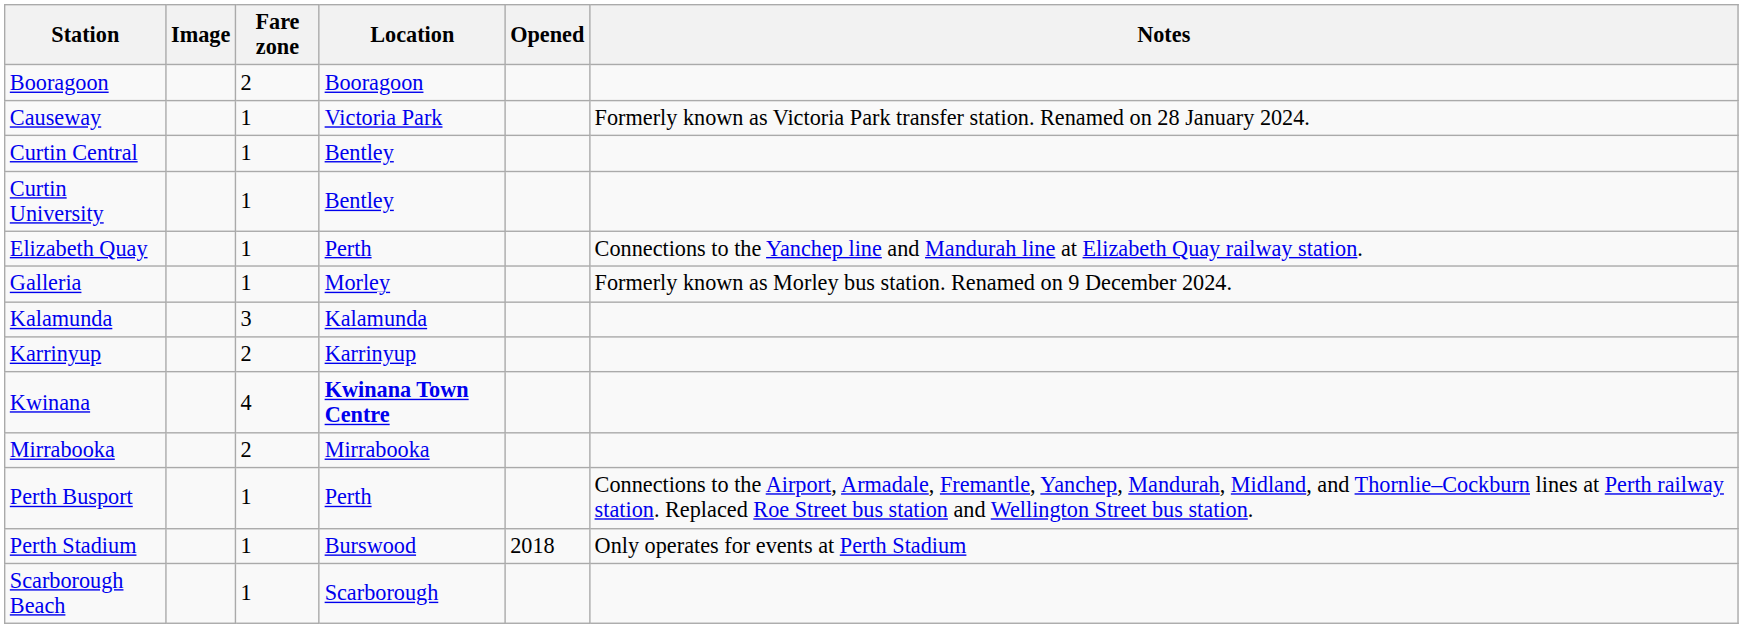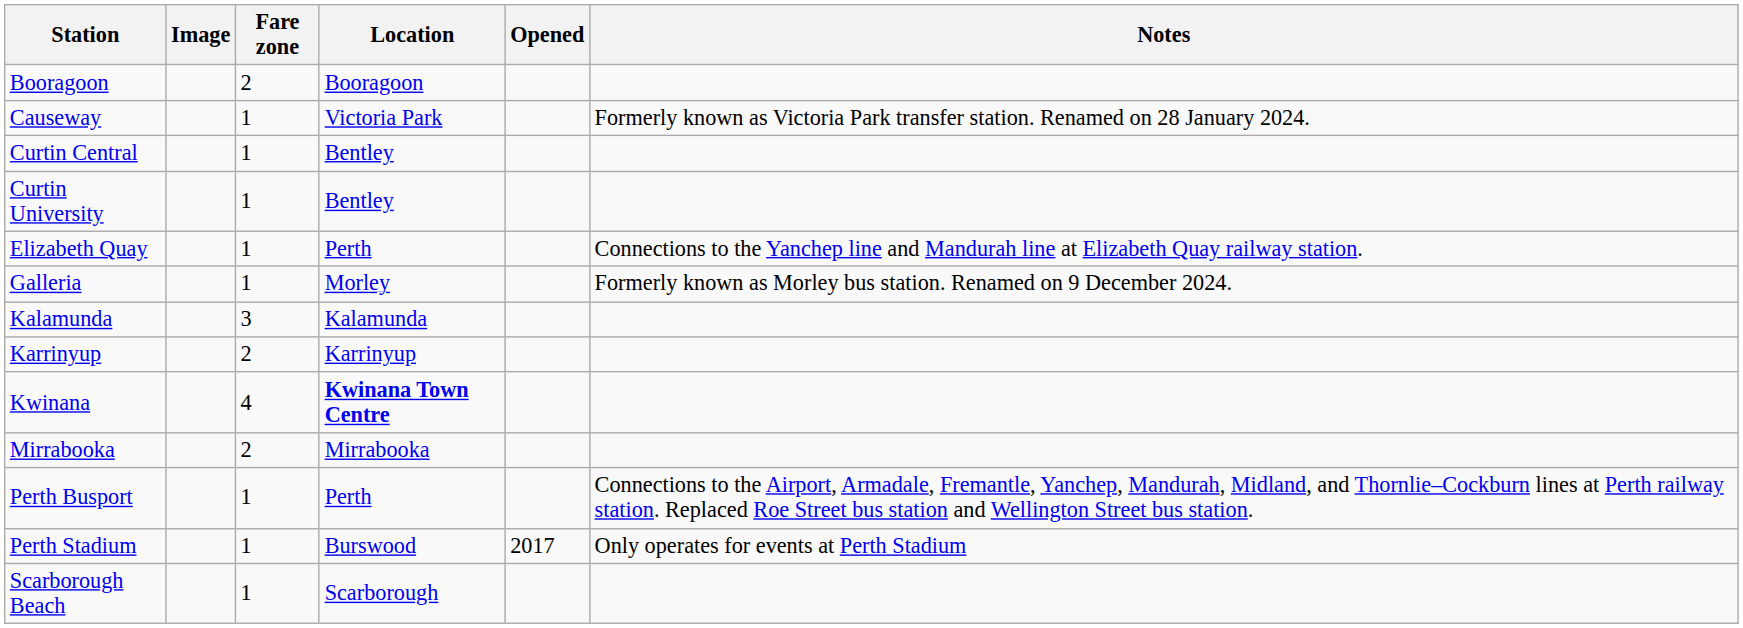(532, 545) 2018 -> (532, 545) 2017
